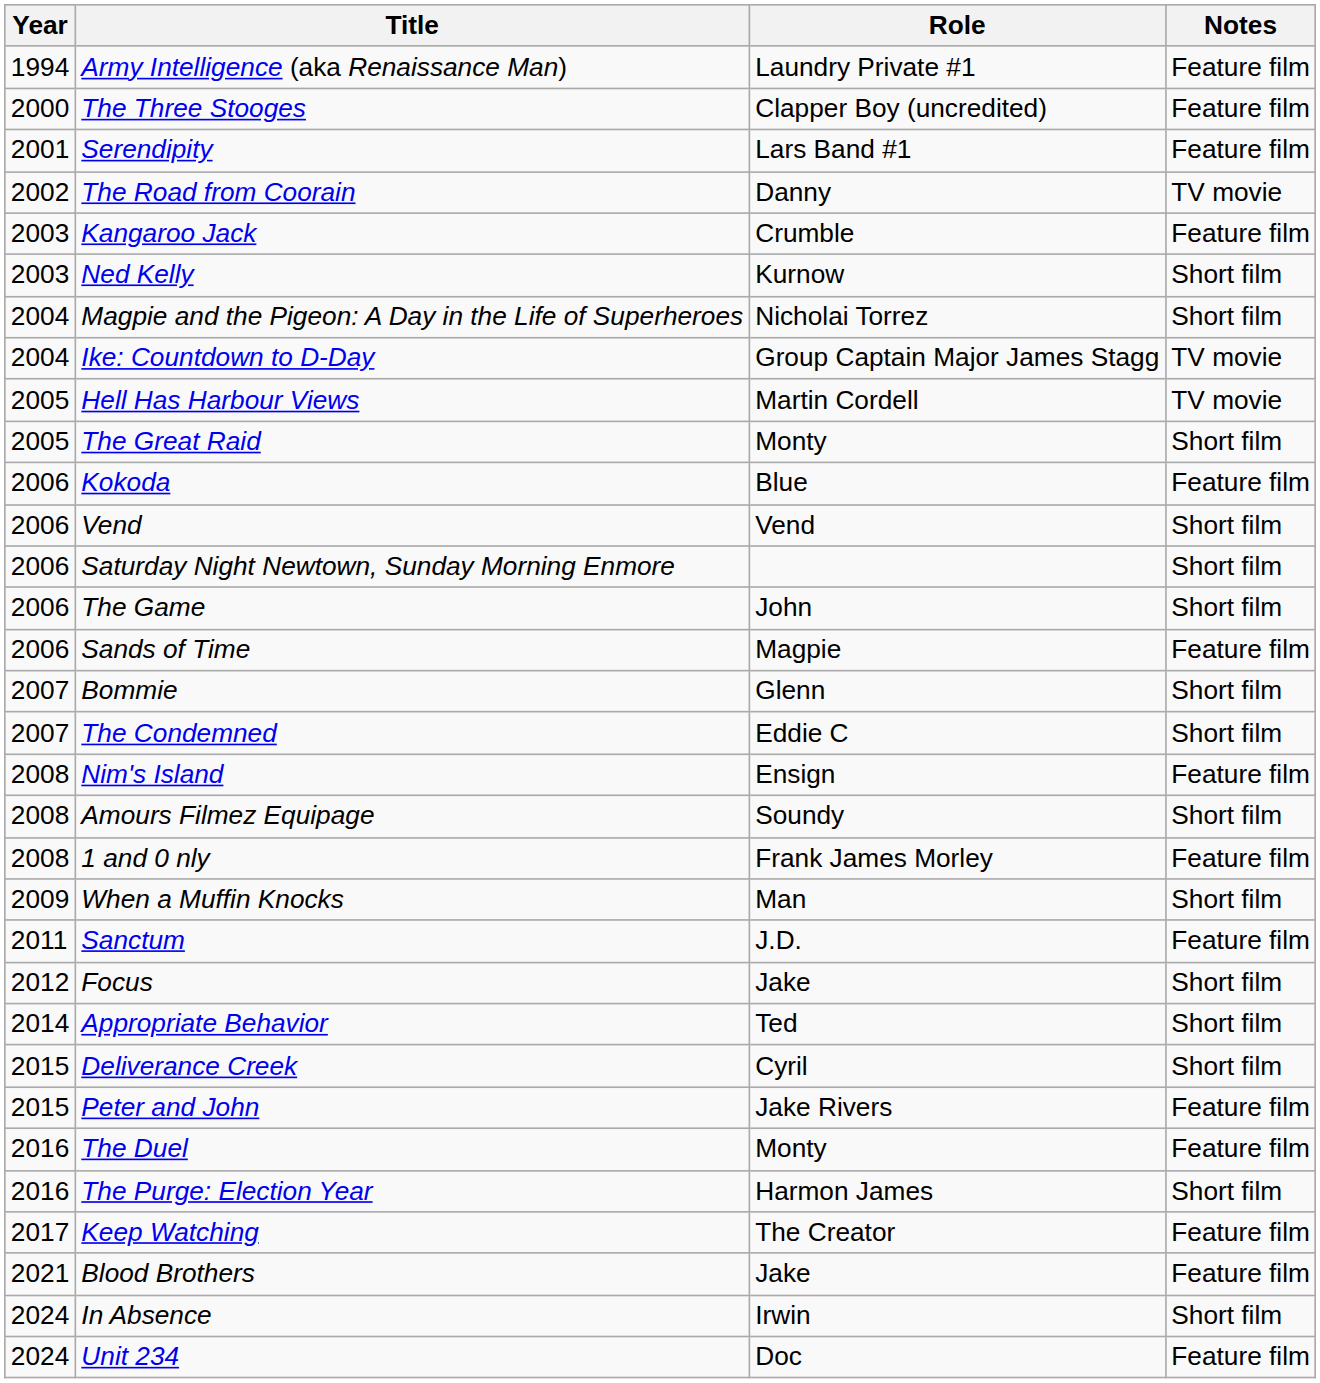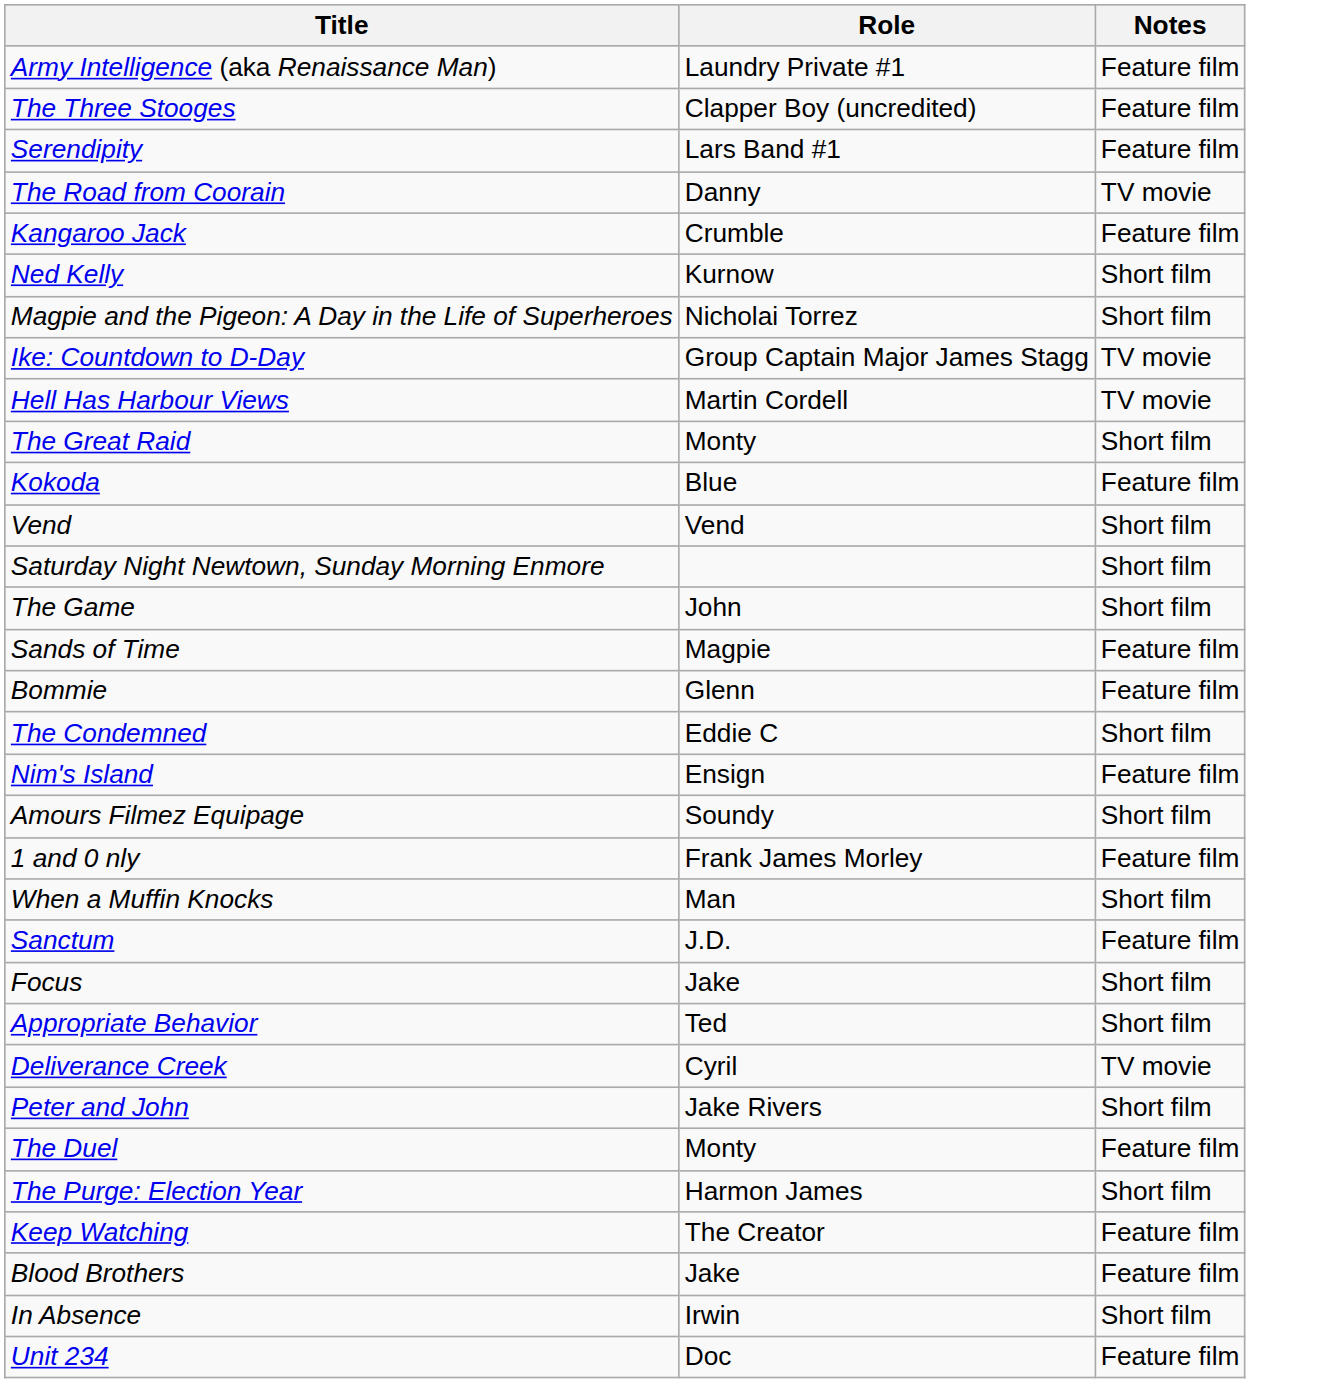- column: (40, 25)
(1227, 691) Short film -> (1170, 691) Feature film
(1227, 1065) Short film -> (1156, 1065) TV movie
(1241, 1107) Feature film -> (1156, 1107) Short film
